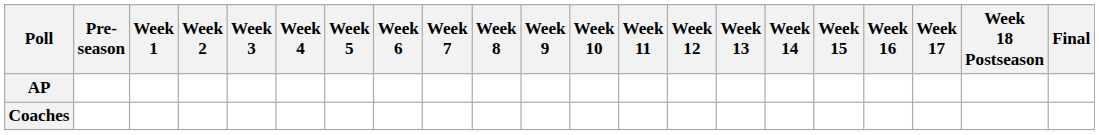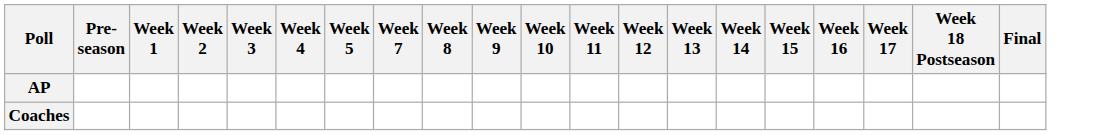- column: (398, 39)
